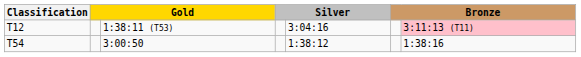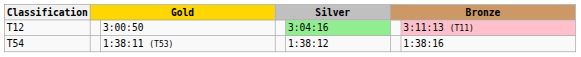(138, 28) 1:38:11 (T53) -> (123, 28) 3:00:50
(308, 28) no background -> (308, 28) lightgreen background
(123, 44) 3:00:50 -> (138, 44) 1:38:11 (T53)
